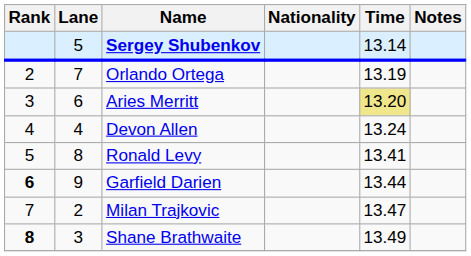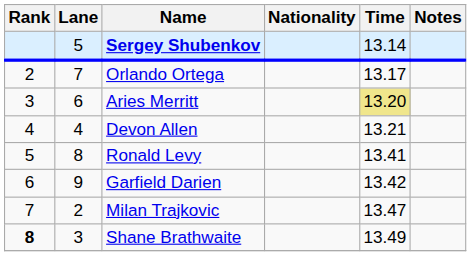(385, 74) 13.19 -> (385, 74) 13.17
(385, 128) 13.24 -> (385, 128) 13.21
(29, 183) bold -> (29, 183) normal
(385, 183) 13.44 -> (385, 183) 13.42
